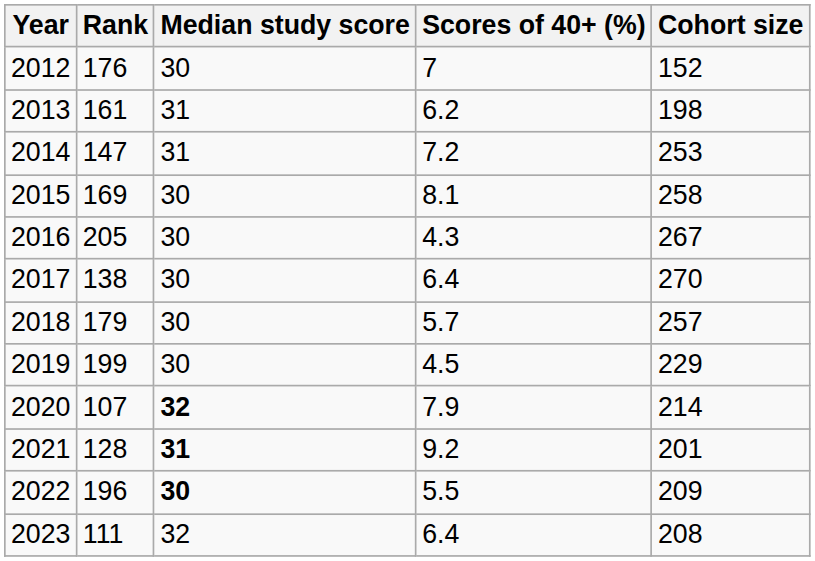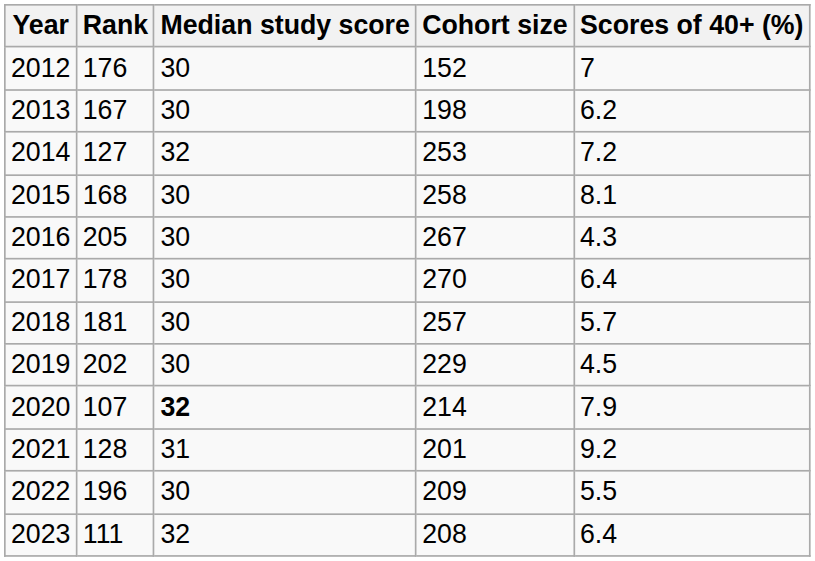columns swapped: (534, 25) <-> (731, 25)
(105, 110) 161 -> (105, 110) 167
(175, 110) 31 -> (175, 110) 30
(105, 152) 147 -> (105, 152) 127
(175, 152) 31 -> (175, 152) 32
(105, 195) 169 -> (105, 195) 168
(105, 279) 138 -> (105, 279) 178
(105, 322) 179 -> (105, 322) 181
(105, 364) 199 -> (105, 364) 202
(175, 449) bold -> (175, 449) normal
(175, 491) bold -> (175, 491) normal
